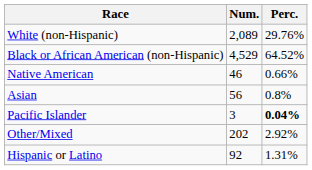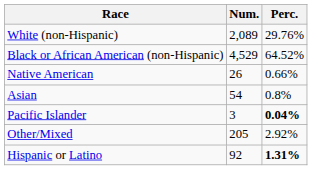(236, 74) 46 -> (236, 74) 26
(236, 94) 56 -> (236, 94) 54
(239, 134) 202 -> (239, 134) 205
(281, 154) normal -> (282, 154) bold
